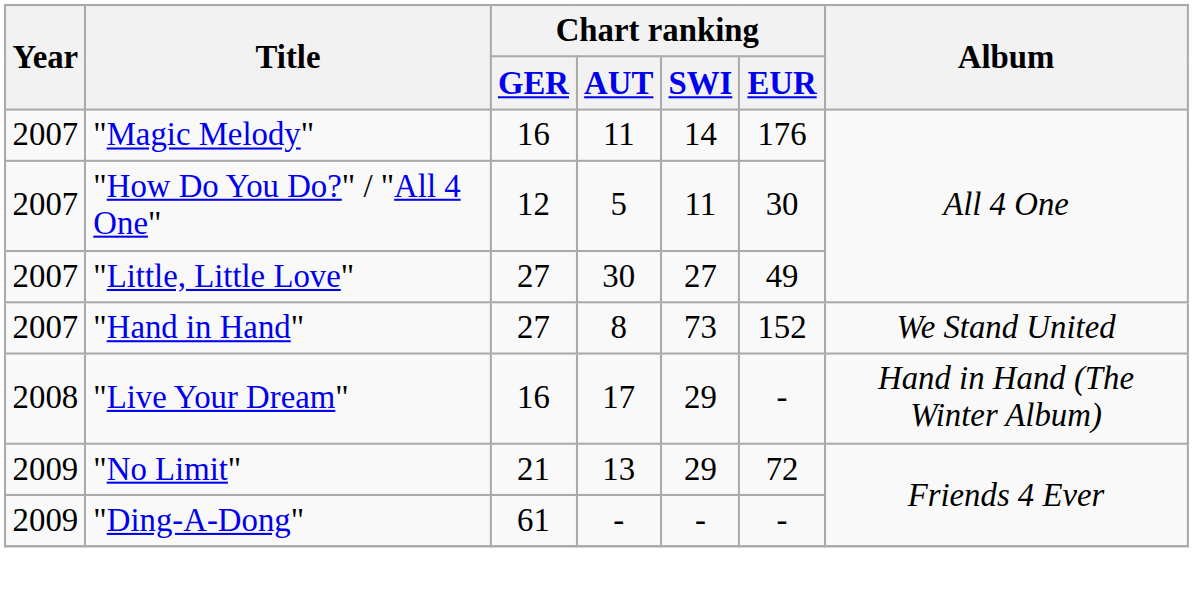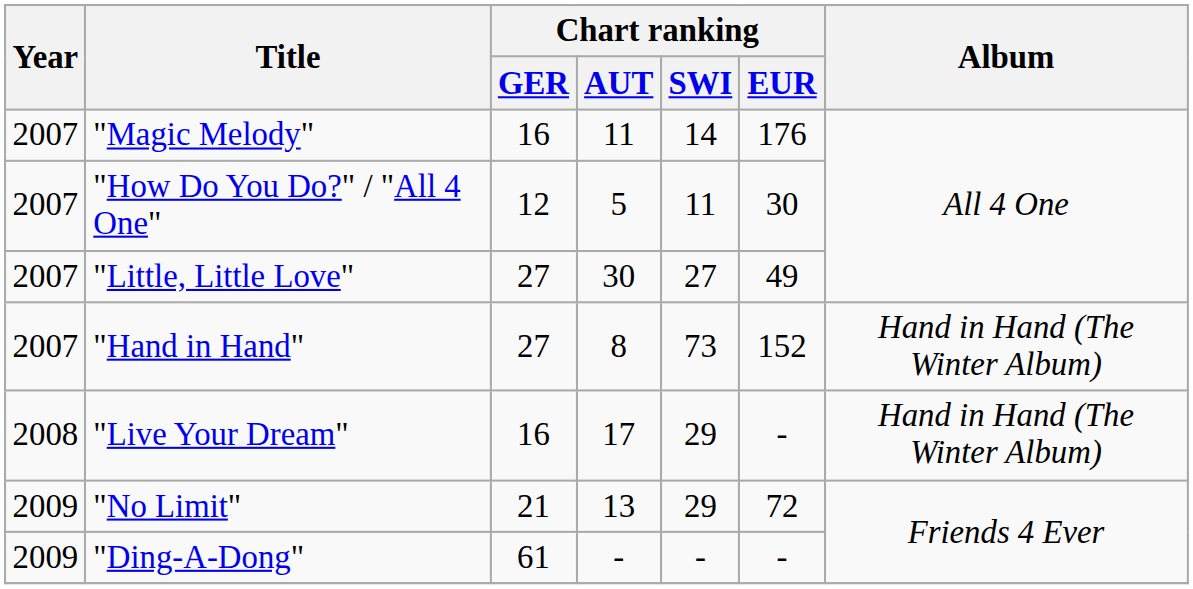(1006, 327) We Stand United -> (1006, 345) Hand in Hand (The Winter Album)
